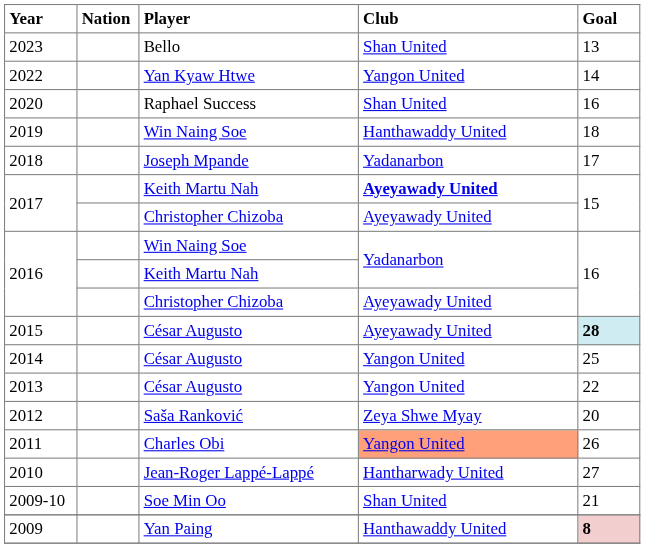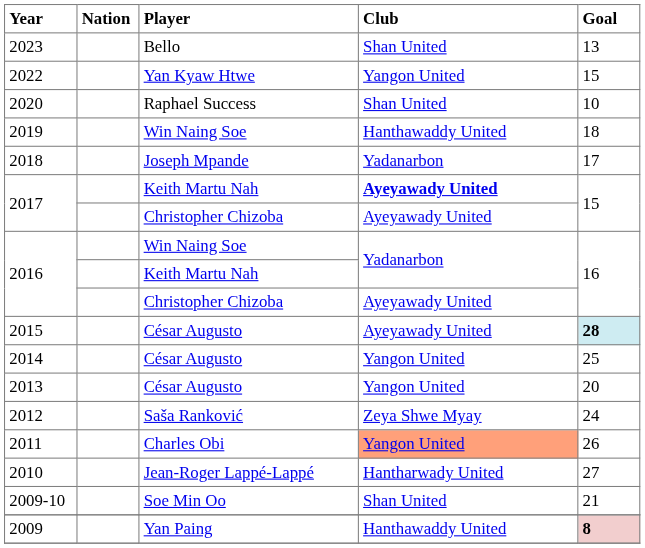(591, 75) 14 -> (591, 75) 15
(591, 103) 16 -> (591, 103) 10
(591, 387) 22 -> (591, 387) 20
(591, 415) 20 -> (591, 415) 24
